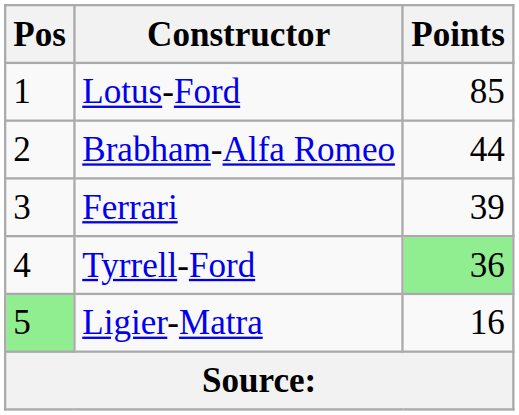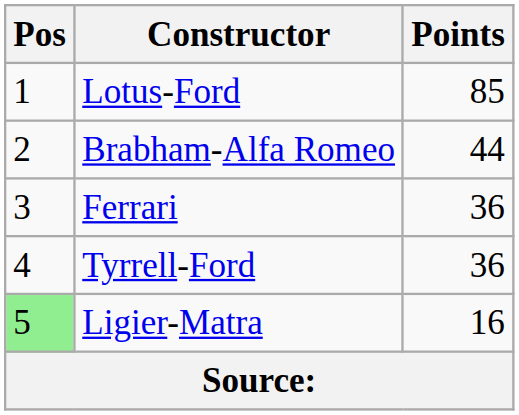(487, 207) 39 -> (487, 207) 36
(487, 265) lightgreen background -> (487, 265) no background
